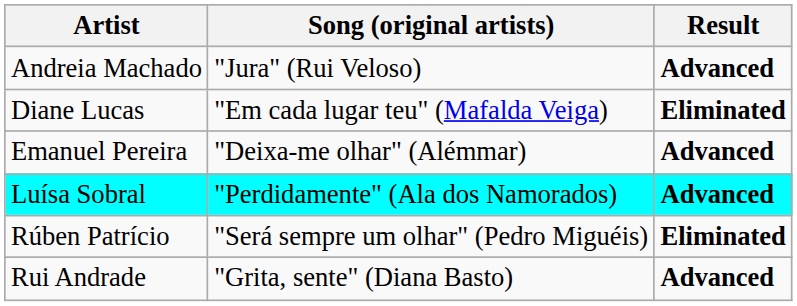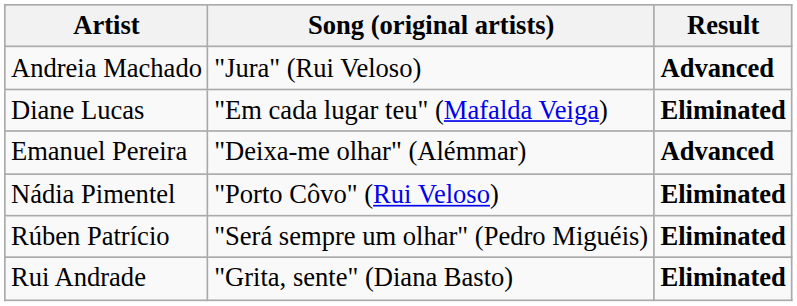- row: (78, 194)
+ row: (93, 194)
(717, 278) Advanced -> (723, 278) Eliminated
